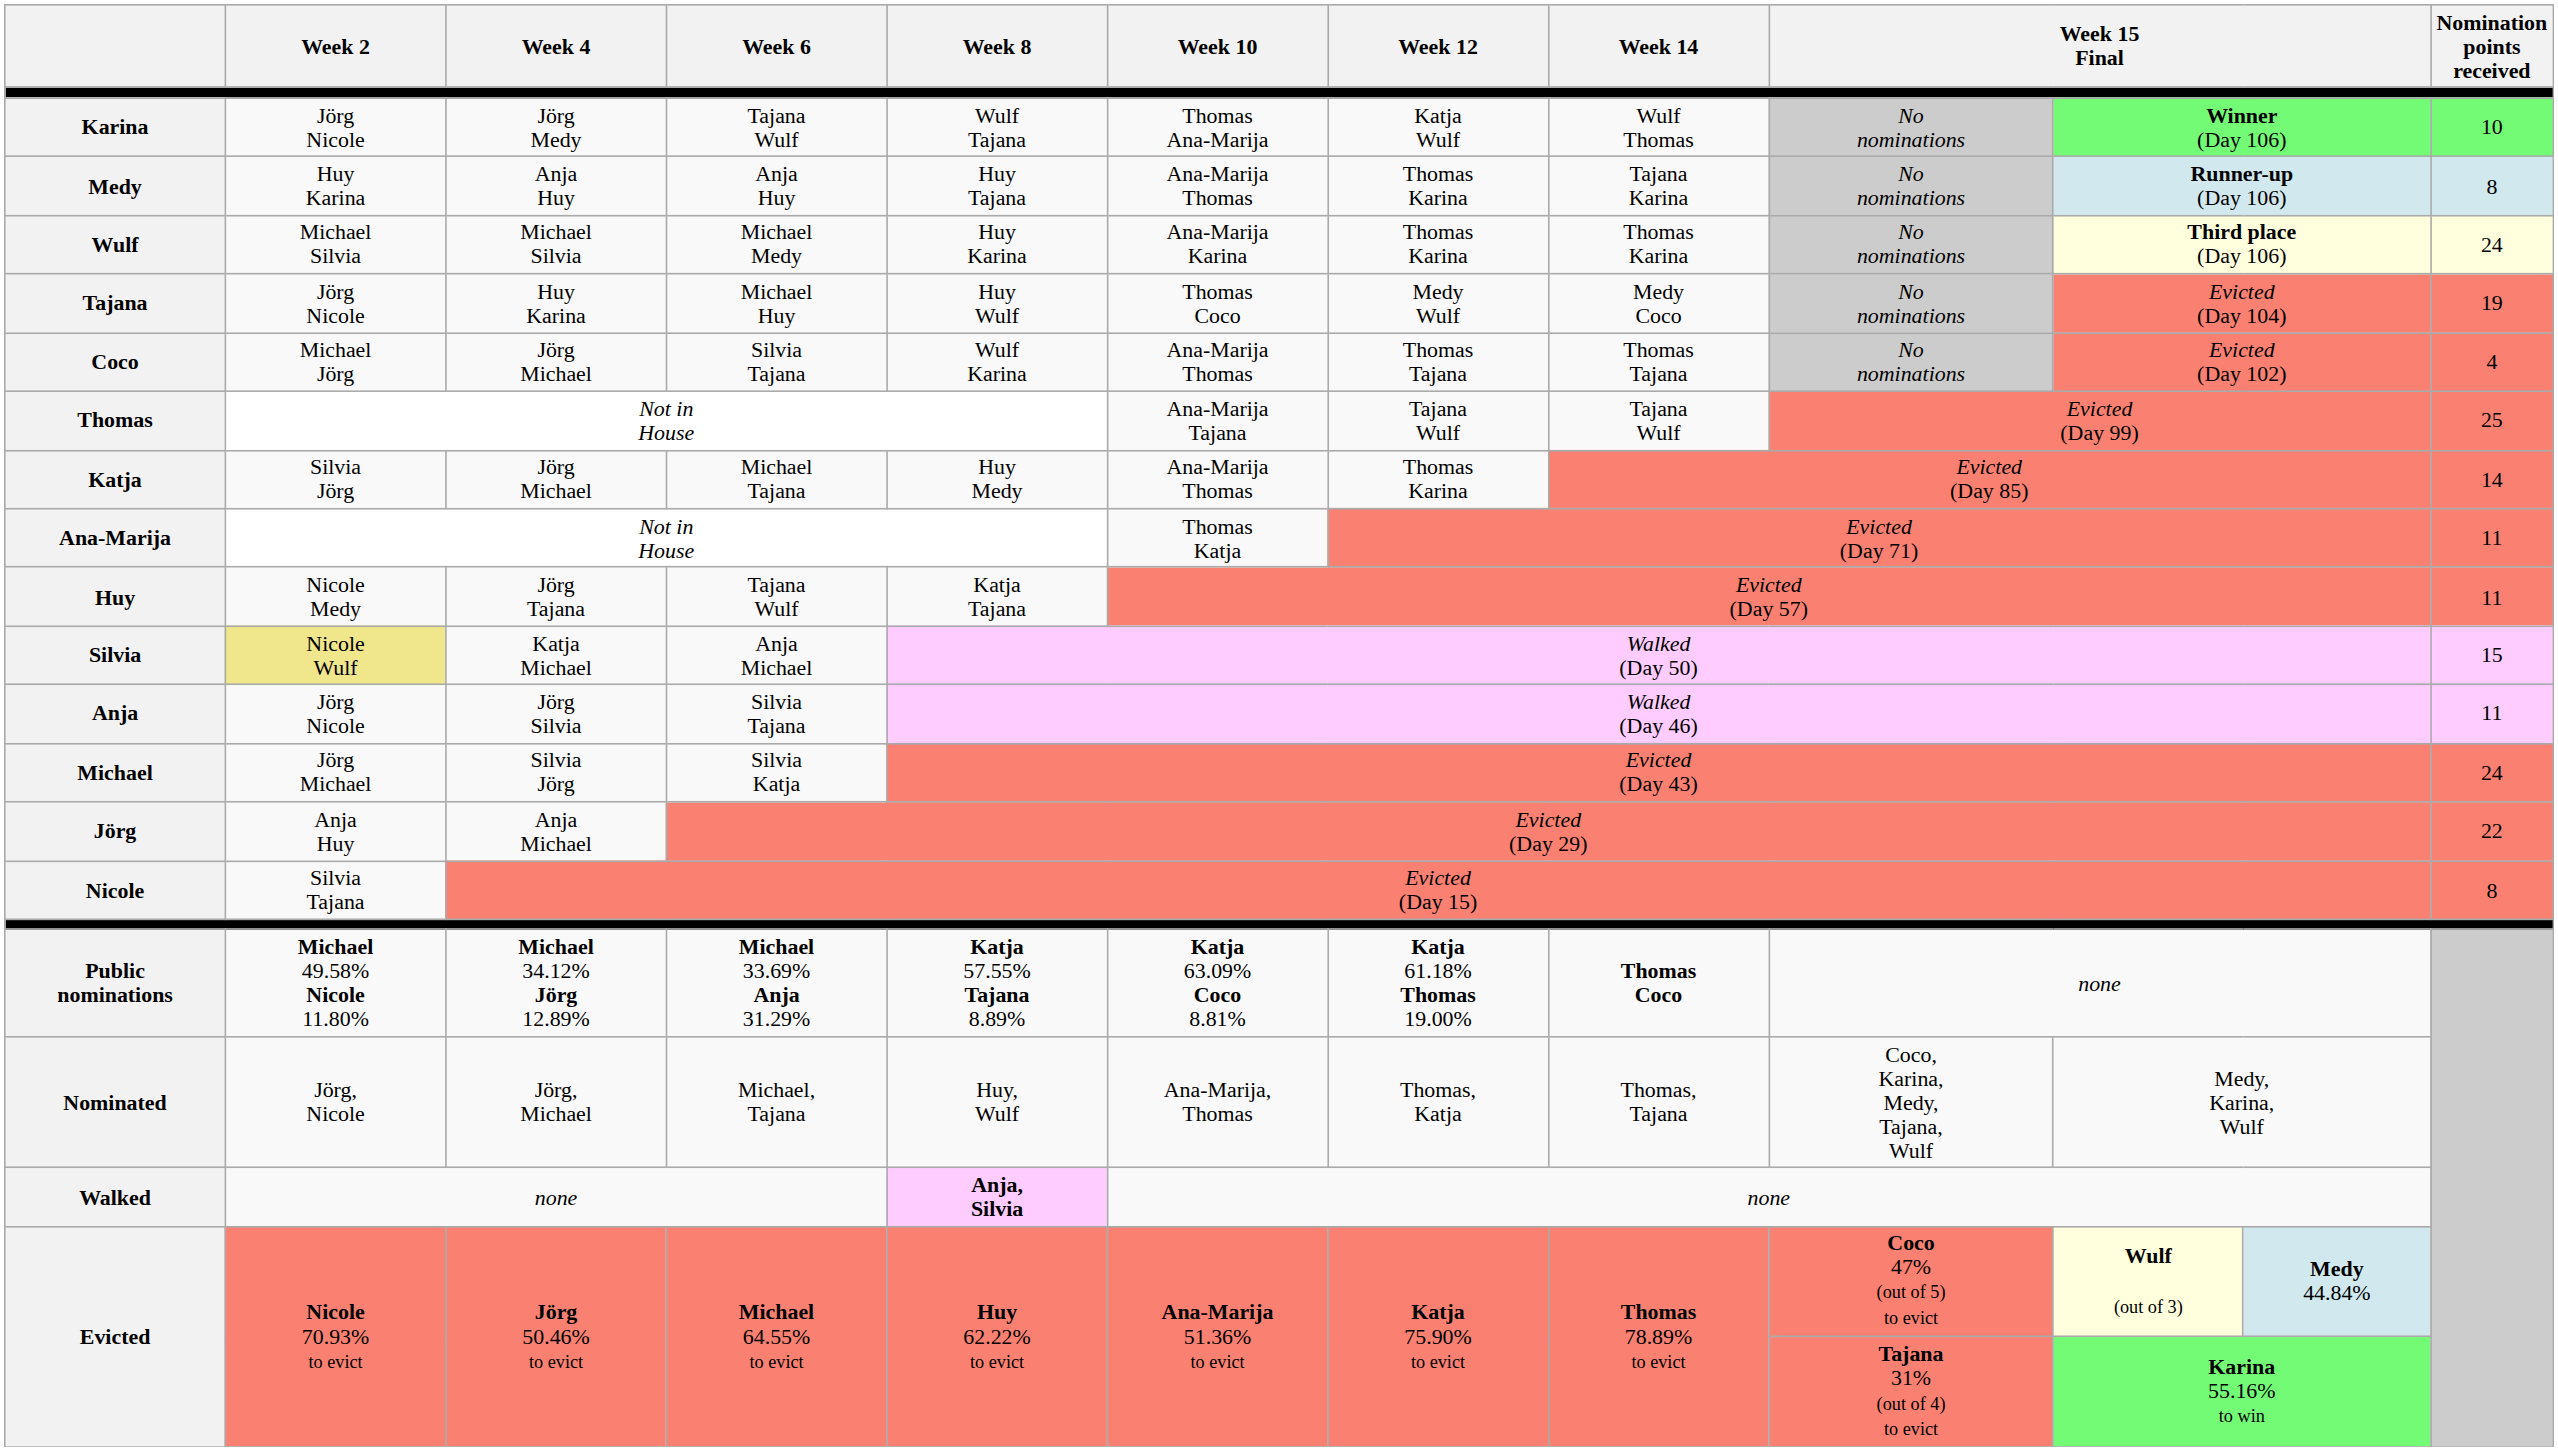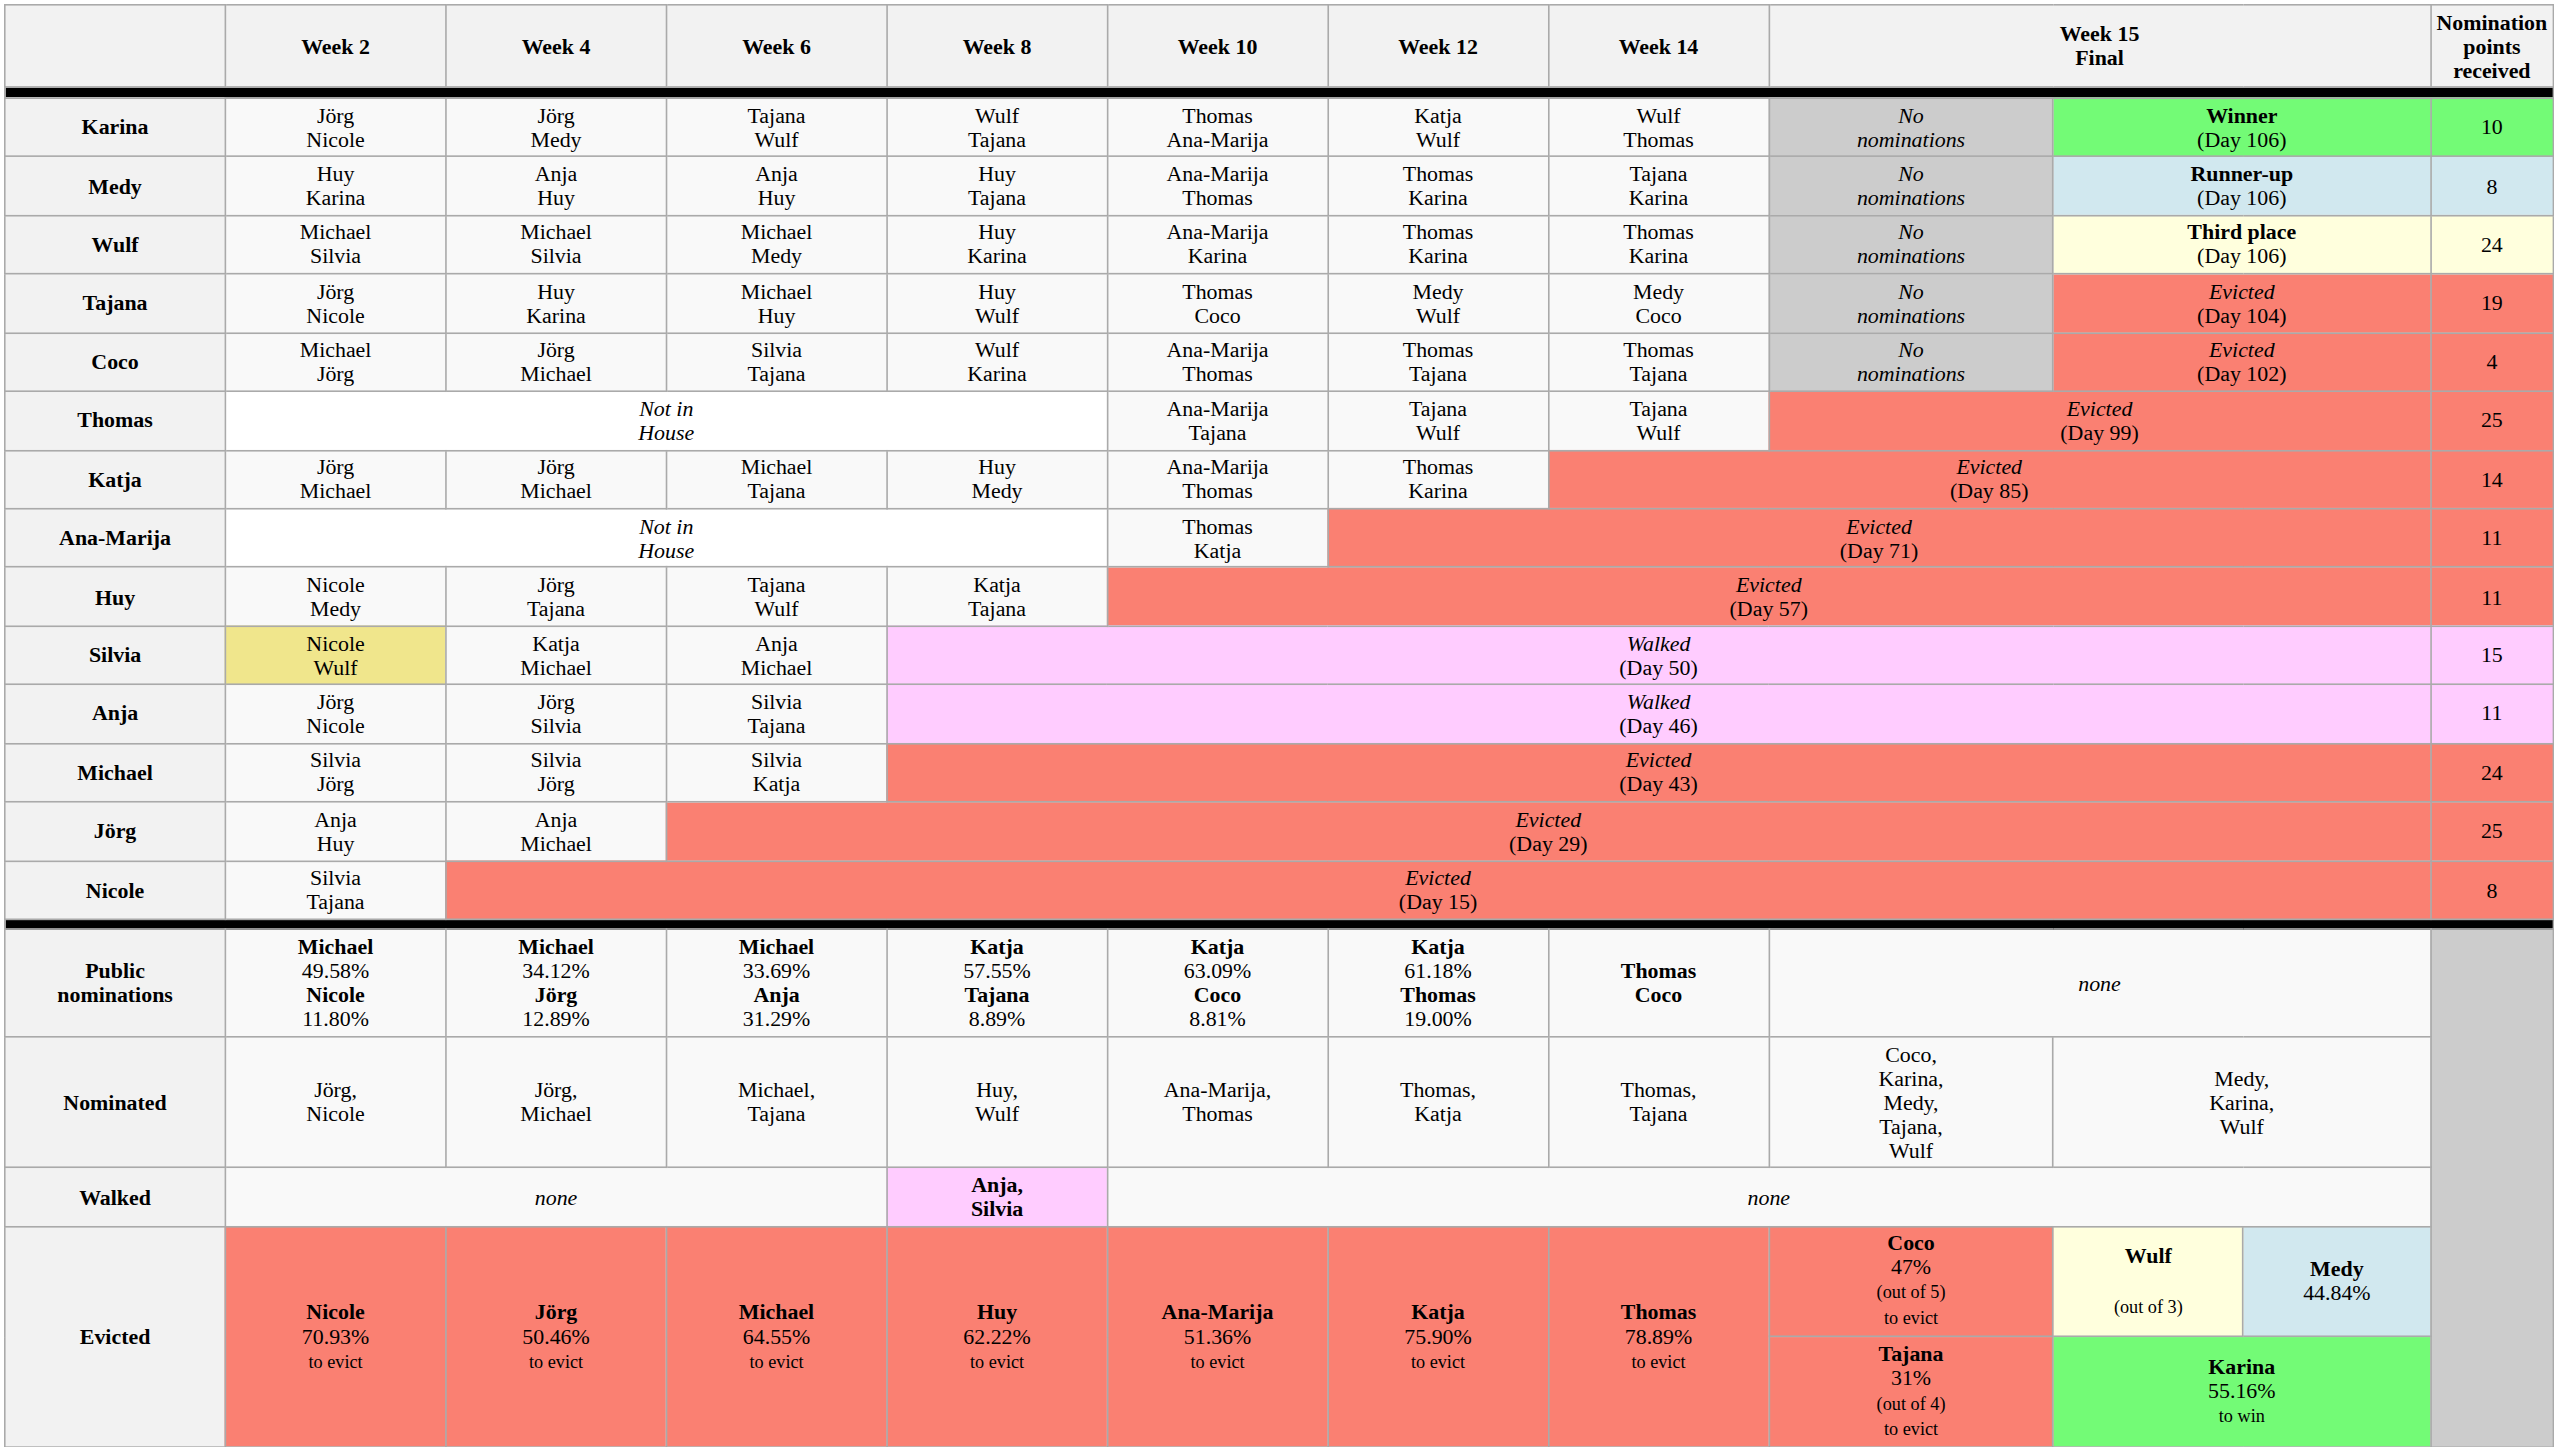(336, 479) Silvia Jörg -> (336, 479) Jörg Michael
(336, 772) Jörg Michael -> (336, 772) Silvia Jörg
(2492, 831) 22 -> (2492, 831) 25
